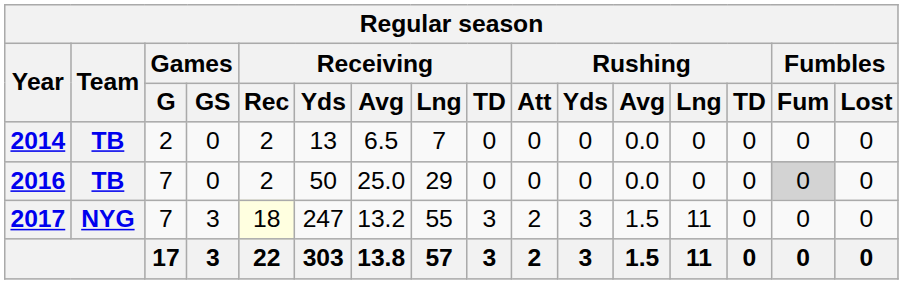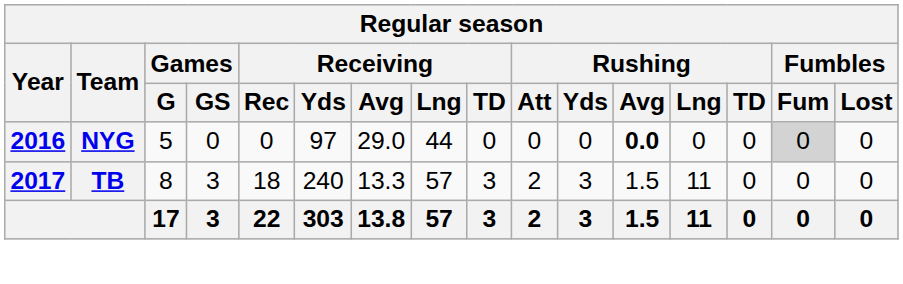- row: (38, 141)
(108, 180) TB -> (108, 141) NYG
(166, 180) 7 -> (166, 141) 5
(267, 180) 2 -> (267, 141) 0
(323, 180) 50 -> (323, 141) 97
(381, 180) 25.0 -> (381, 141) 29.0
(439, 180) 29 -> (439, 141) 44
(642, 180) normal -> (642, 141) bold
(108, 219) NYG -> (108, 180) TB
(166, 219) 7 -> (166, 180) 8
(267, 219) lightyellow background -> (267, 180) no background
(323, 219) 247 -> (323, 180) 240
(381, 219) 13.2 -> (381, 180) 13.3
(439, 219) 55 -> (439, 180) 57
